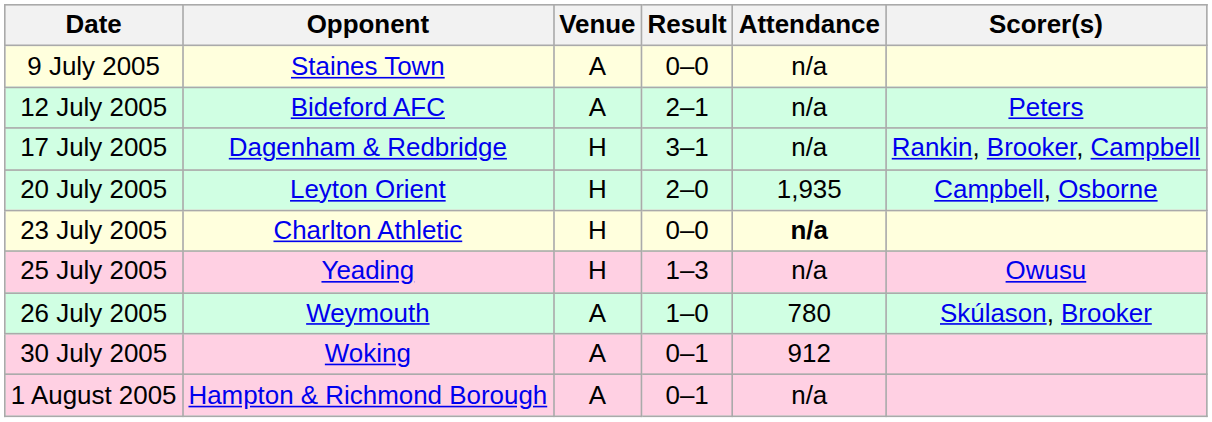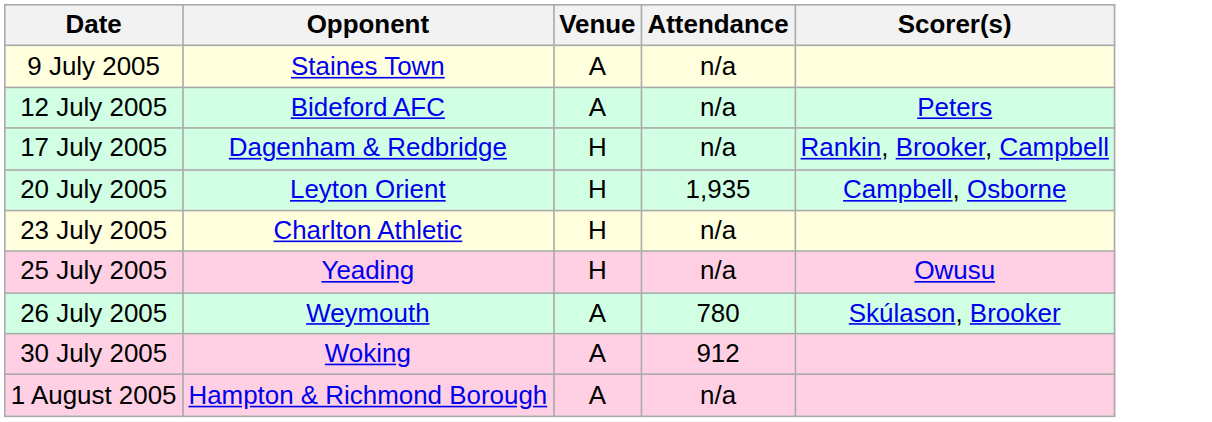- column: (687, 25)
(809, 230) bold -> (718, 230) normal
